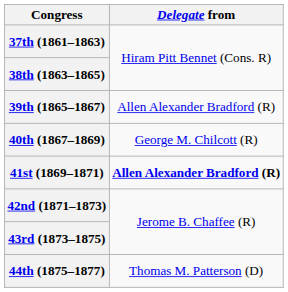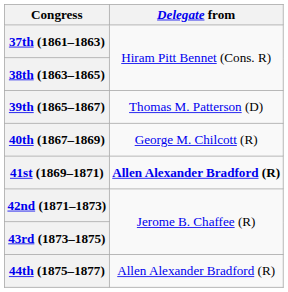(196, 107) Allen Alexander Bradford (R) -> (196, 107) Thomas M. Patterson (D)
(196, 271) Thomas M. Patterson (D) -> (196, 271) Allen Alexander Bradford (R)
